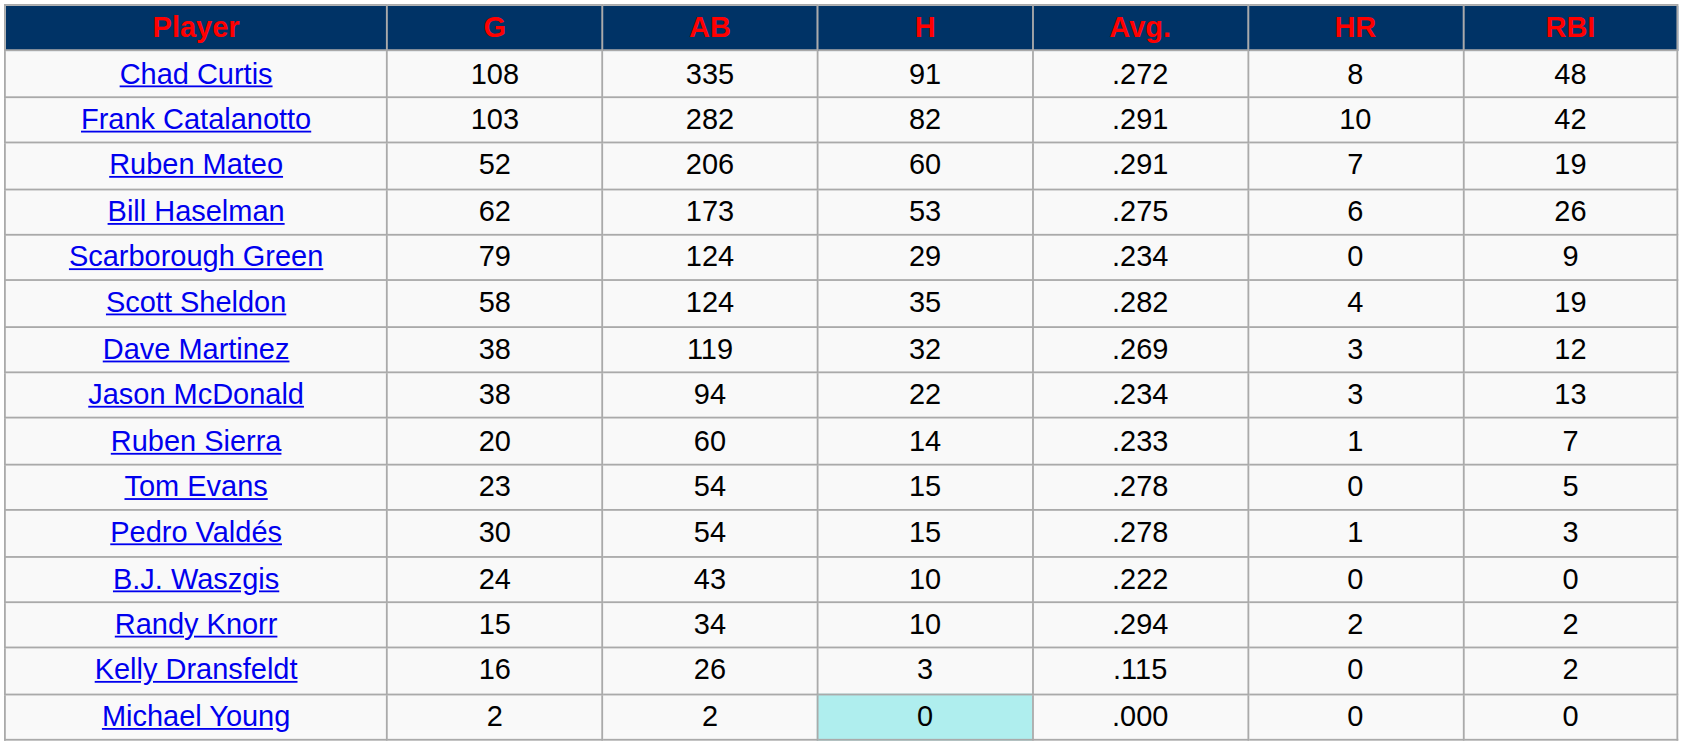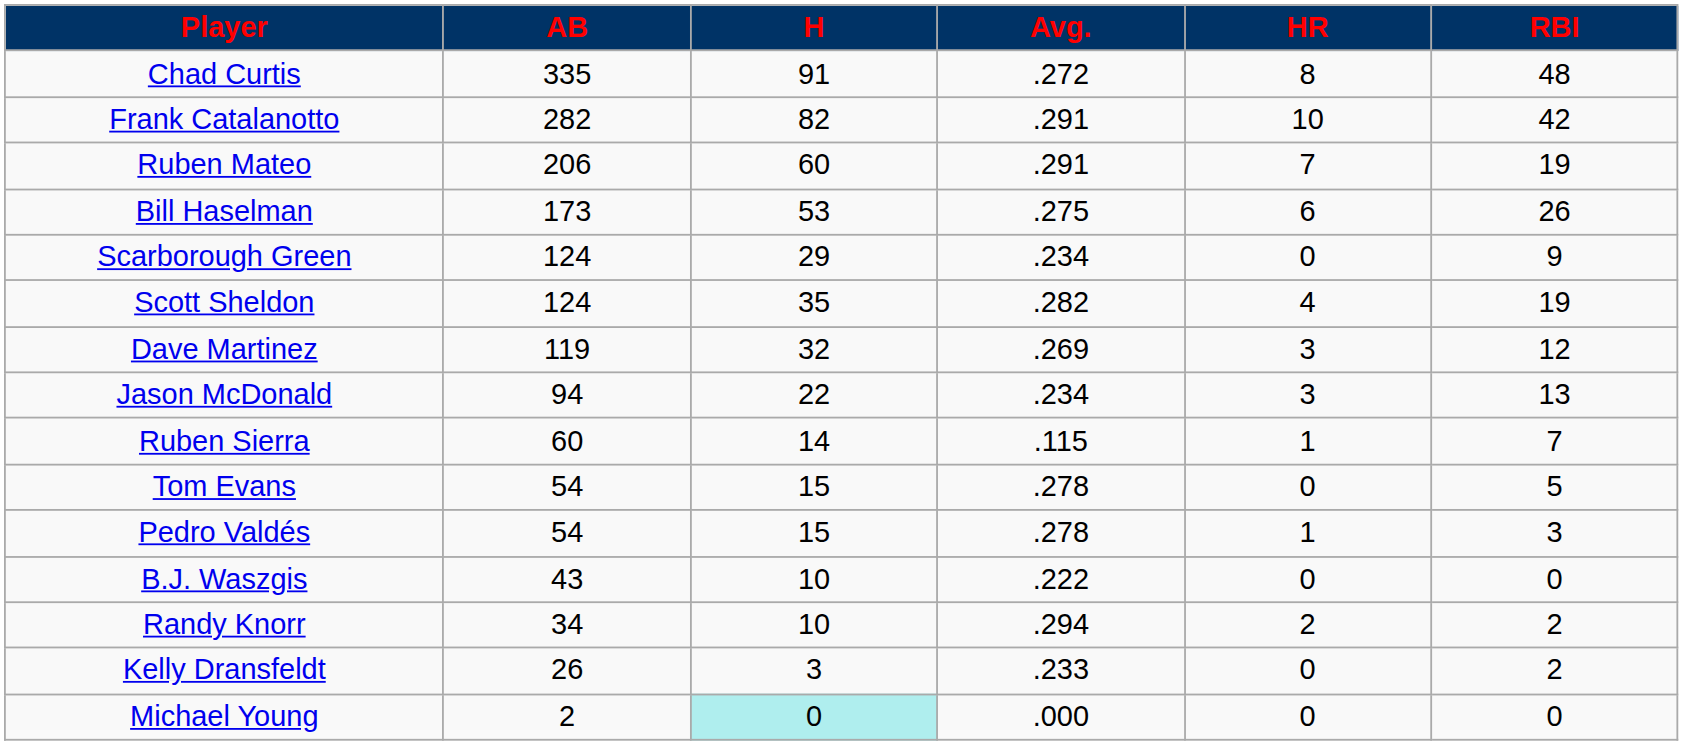- column: (495, 27)
(1140, 440) .233 -> (1061, 440) .115
(1140, 670) .115 -> (1061, 670) .233
